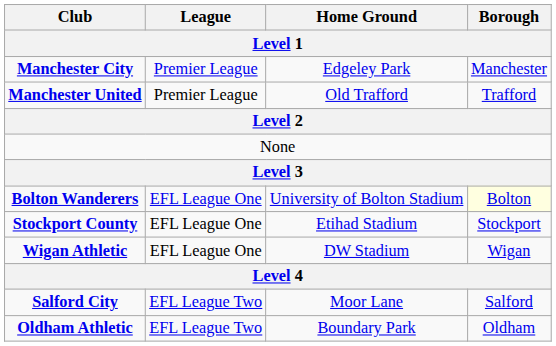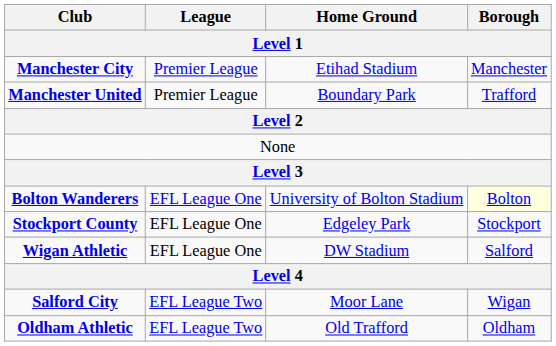(367, 69) Edgeley Park -> (367, 69) Etihad Stadium
(367, 95) Old Trafford -> (367, 95) Boundary Park
(367, 224) Etihad Stadium -> (367, 224) Edgeley Park
(509, 250) Wigan -> (509, 250) Salford
(509, 302) Salford -> (509, 302) Wigan
(367, 328) Boundary Park -> (367, 328) Old Trafford
